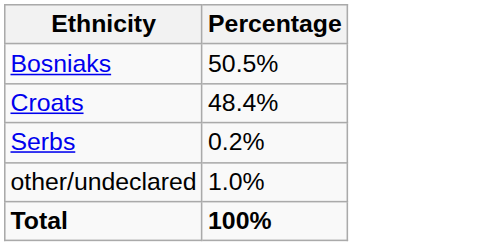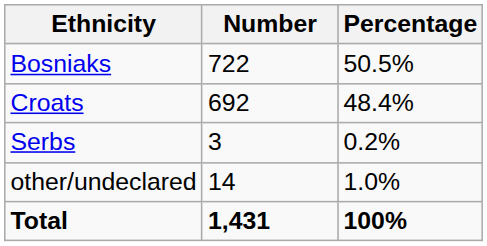+ column: (270, 24)
